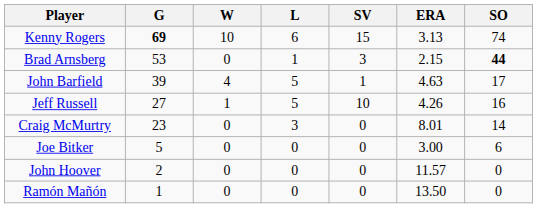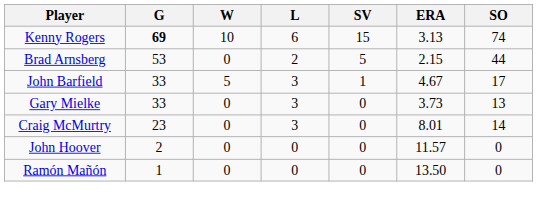(295, 59) 1 -> (295, 59) 2
(363, 59) 3 -> (363, 59) 5
(499, 59) bold -> (499, 59) normal
(159, 81) 39 -> (159, 81) 33
(227, 81) 4 -> (227, 81) 5
(295, 81) 5 -> (295, 81) 3
(431, 81) 4.63 -> (431, 81) 4.67
+ row: (65, 103)
- row: (65, 103)
- row: (65, 147)
